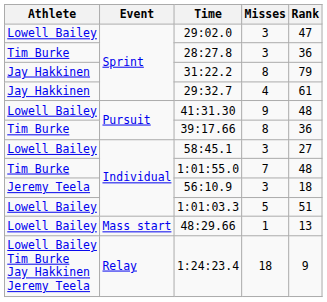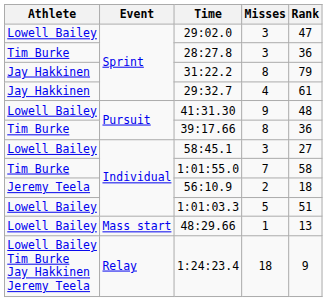(305, 168) 48 -> (305, 168) 58
(265, 187) 3 -> (265, 187) 2
